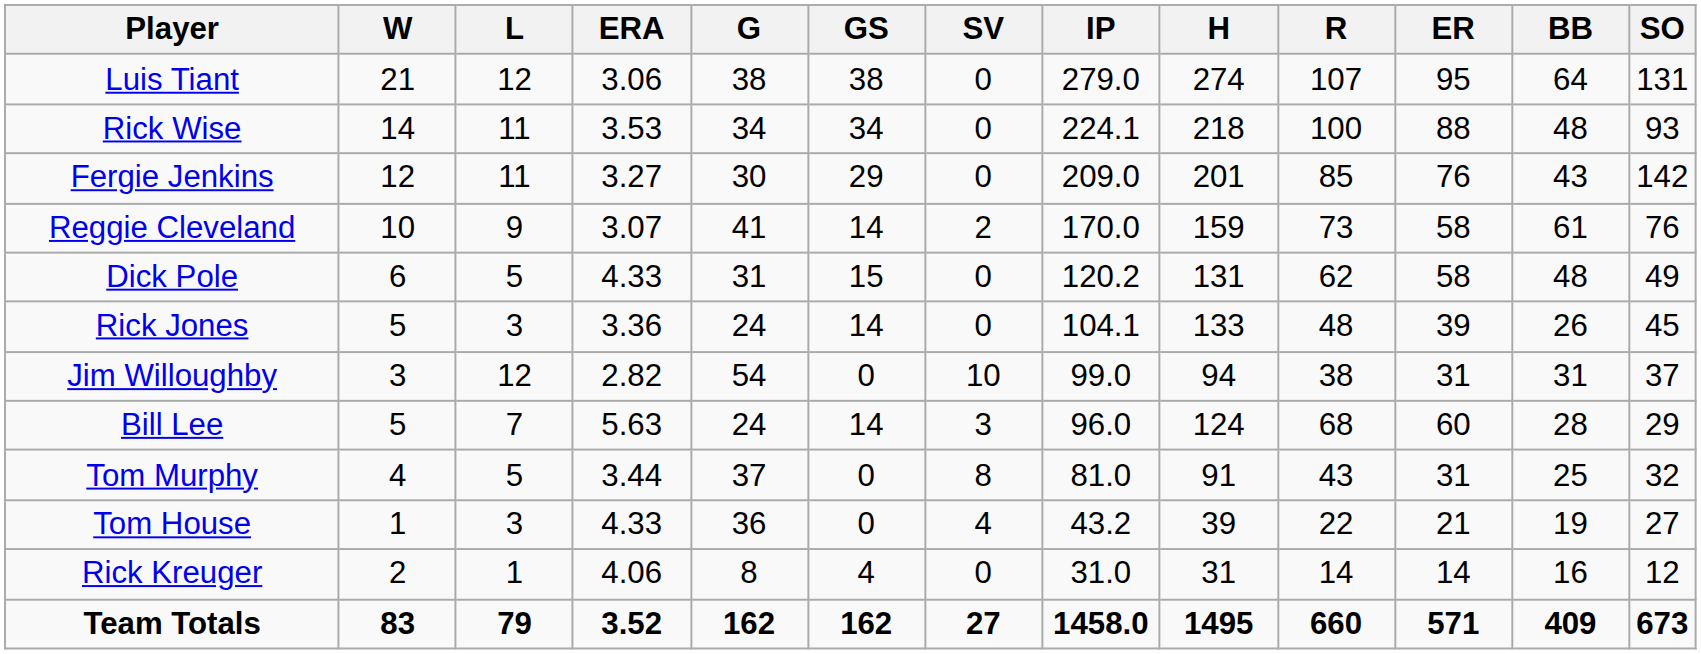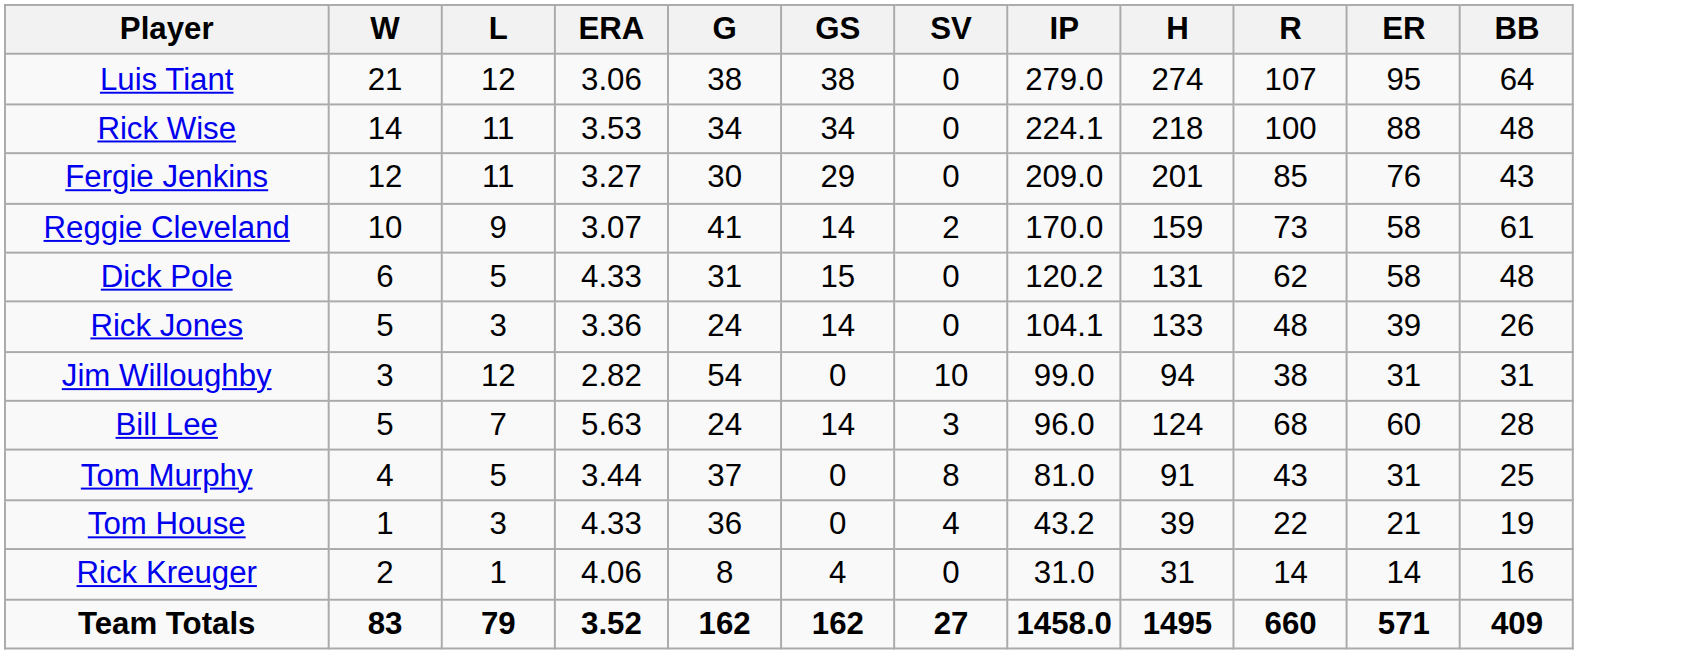- column: (1662, 29)
